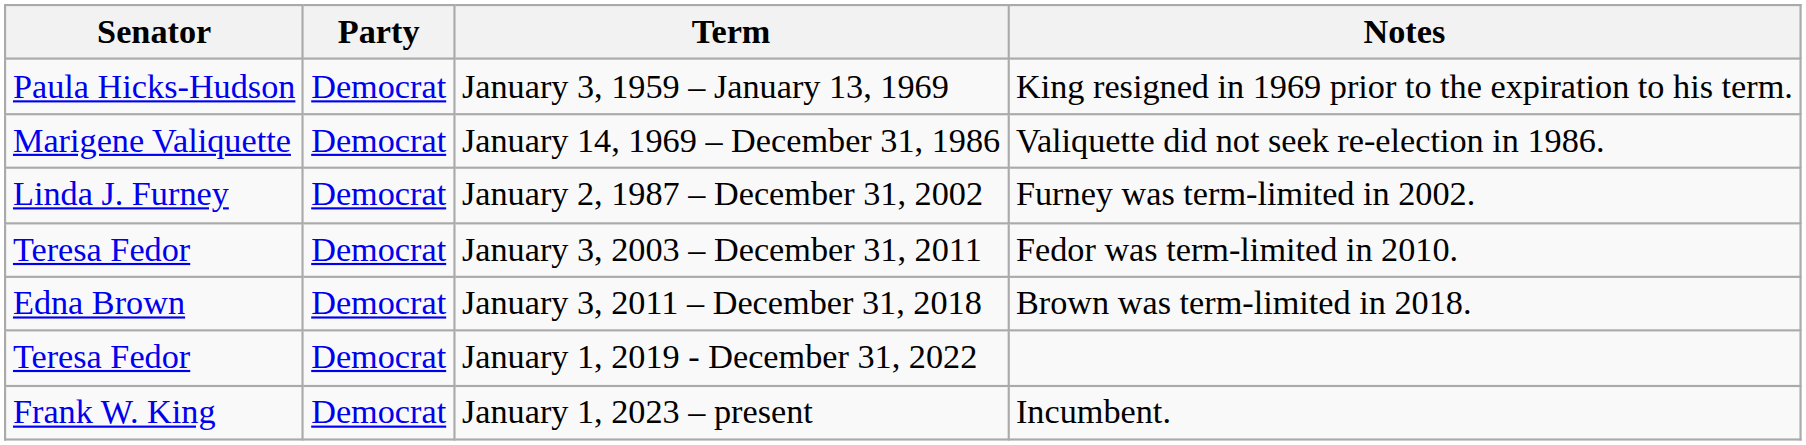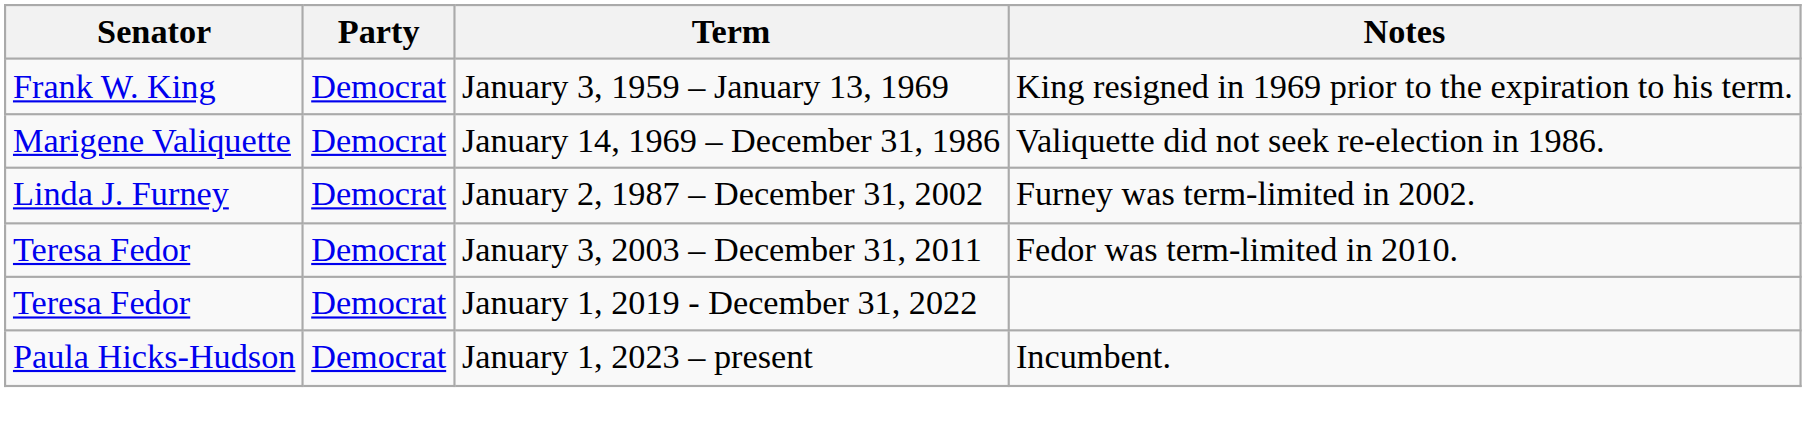(154, 85) Paula Hicks-Hudson -> (114, 85) Frank W. King
- row: (722, 303)
(114, 411) Frank W. King -> (154, 357) Paula Hicks-Hudson
